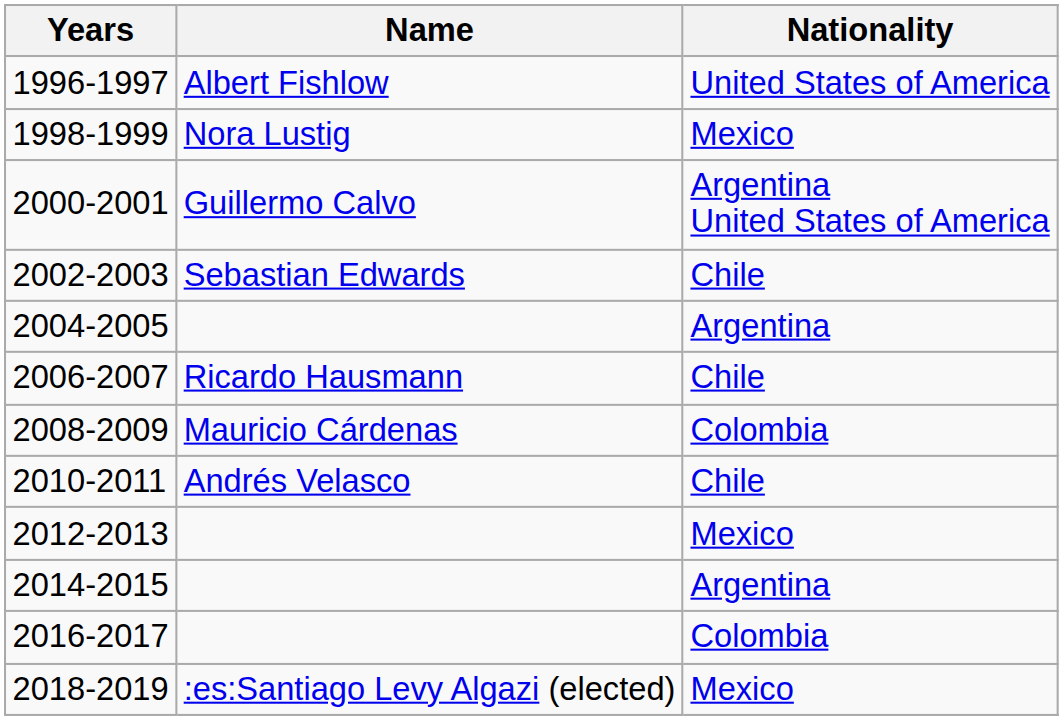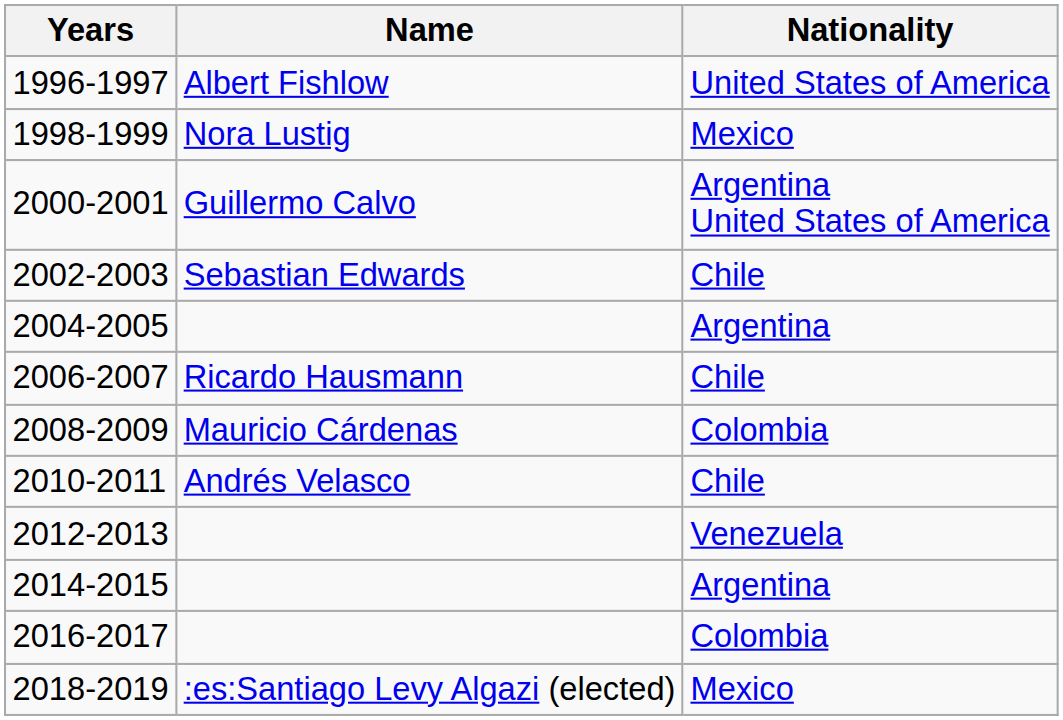(742, 532) Mexico -> (767, 532) Venezuela
